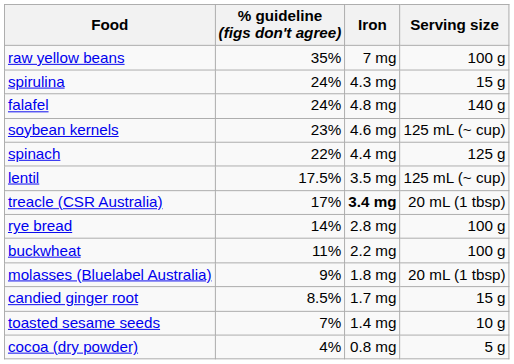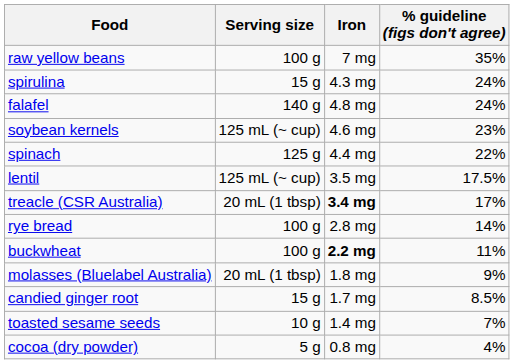columns swapped: (454, 25) <-> (280, 25)
(373, 250) normal -> (352, 250) bold
